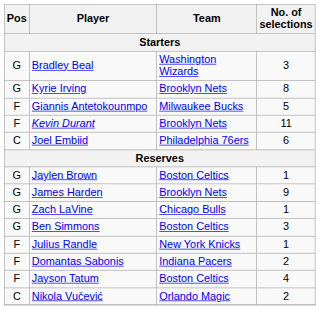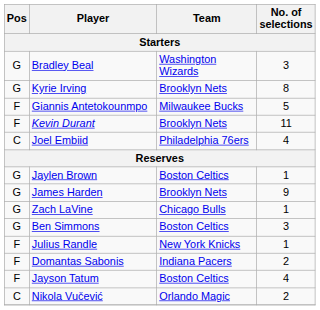(286, 141) 6 -> (286, 141) 4
